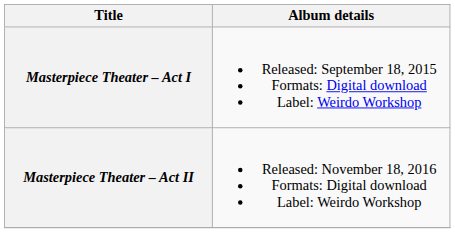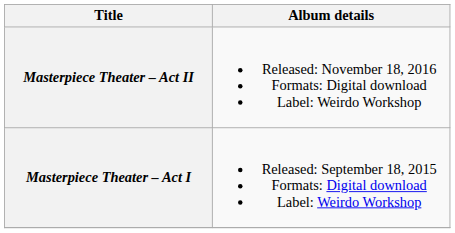rows swapped: (109, 77) <-> (109, 177)
